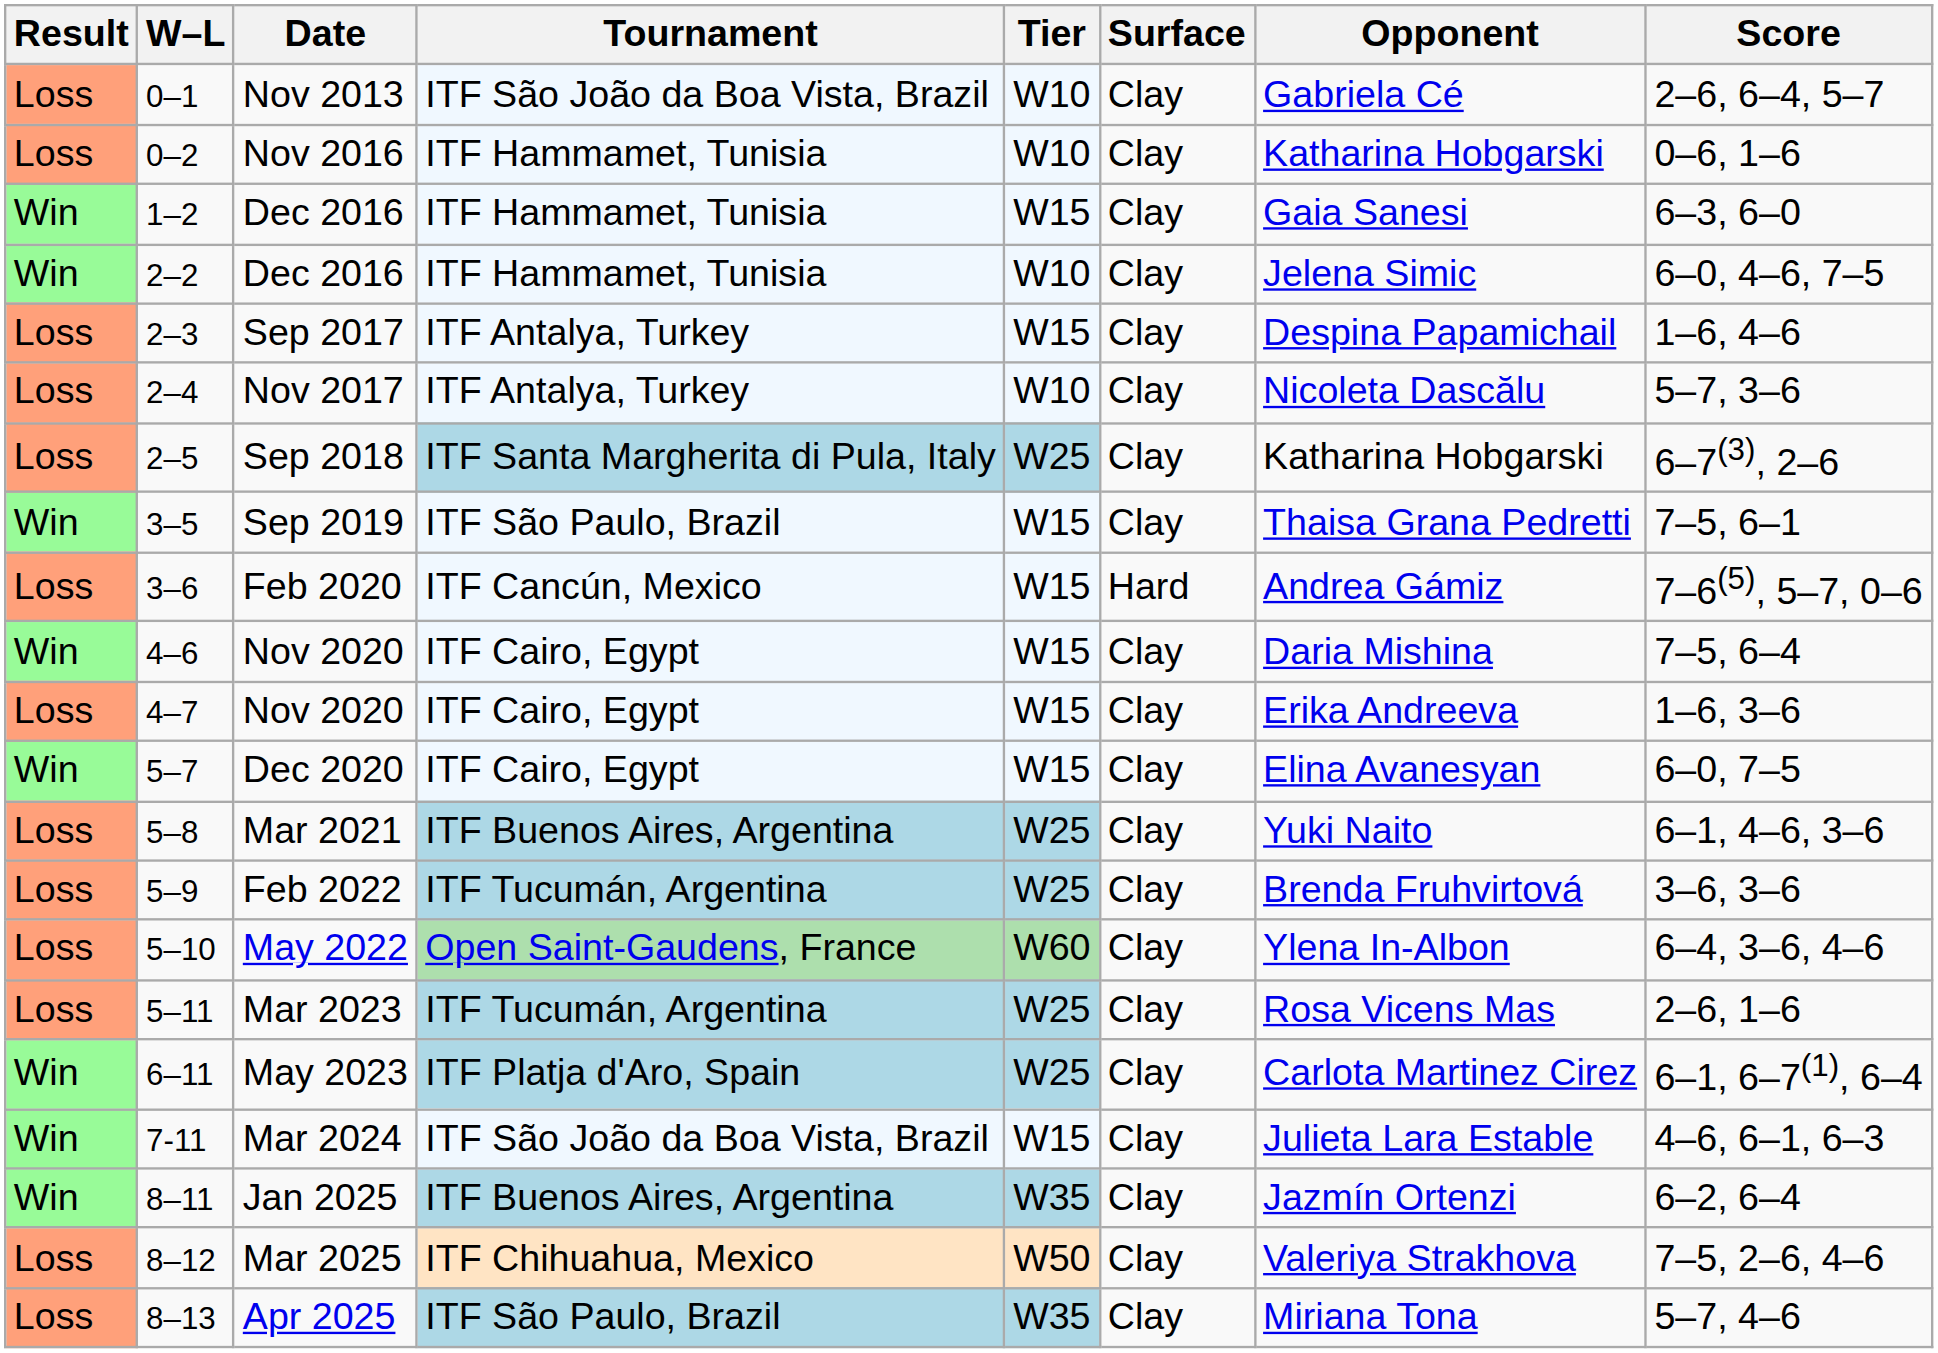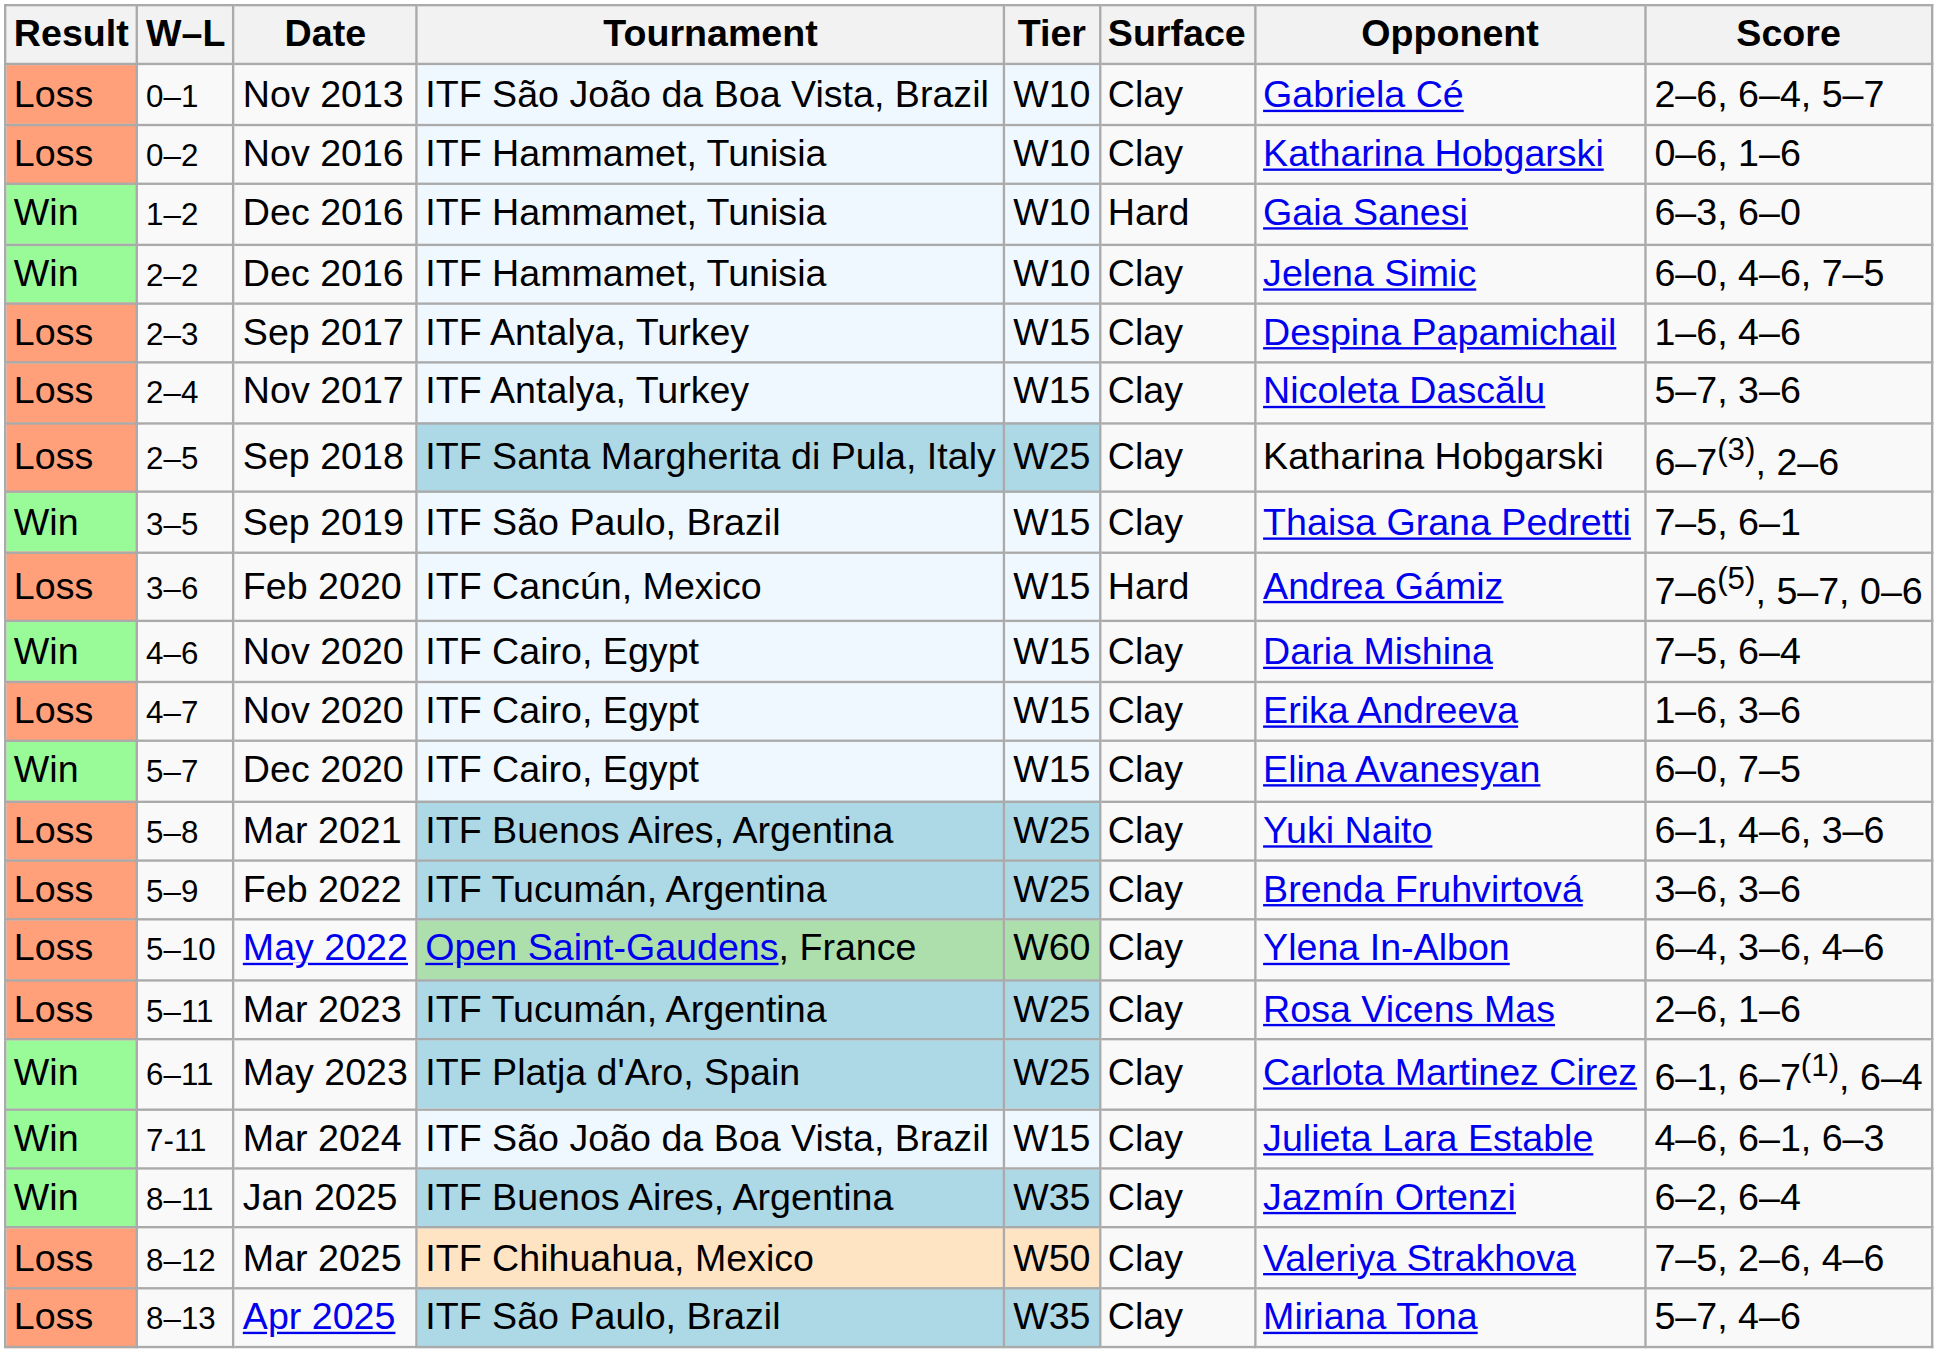(1052, 213) W15 -> (1052, 213) W10
(1145, 213) Clay -> (1149, 213) Hard
(1052, 392) W10 -> (1052, 392) W15
